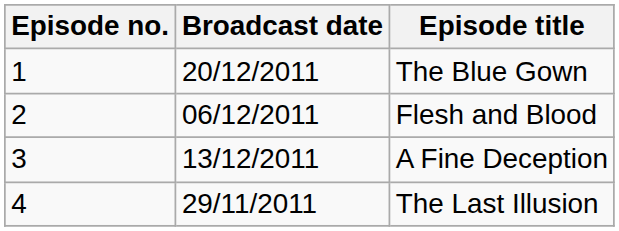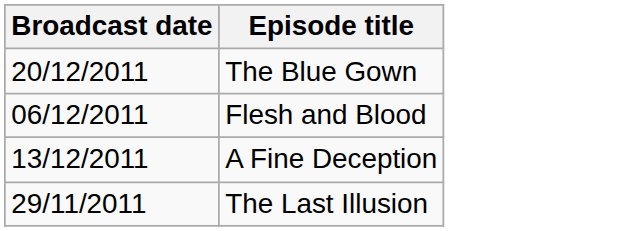- column: (90, 26)
